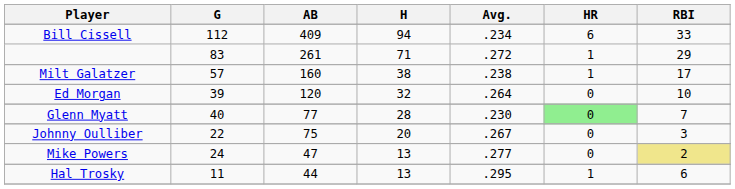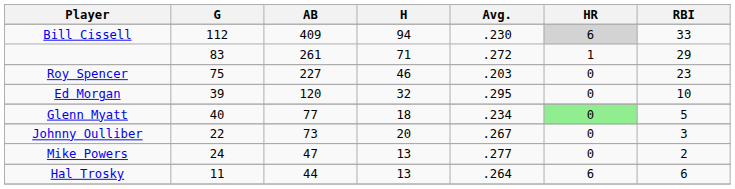(497, 34) .234 -> (497, 34) .230
(591, 34) no background -> (591, 34) lightgrey background
+ row: (87, 74)
- row: (87, 74)
(497, 94) .264 -> (497, 94) .295
(404, 114) 28 -> (404, 114) 18
(497, 114) .230 -> (497, 114) .234
(684, 114) 7 -> (684, 114) 5
(310, 134) 75 -> (310, 134) 73
(684, 154) khaki background -> (684, 154) no background
(497, 174) .295 -> (497, 174) .264
(591, 174) 1 -> (591, 174) 6
